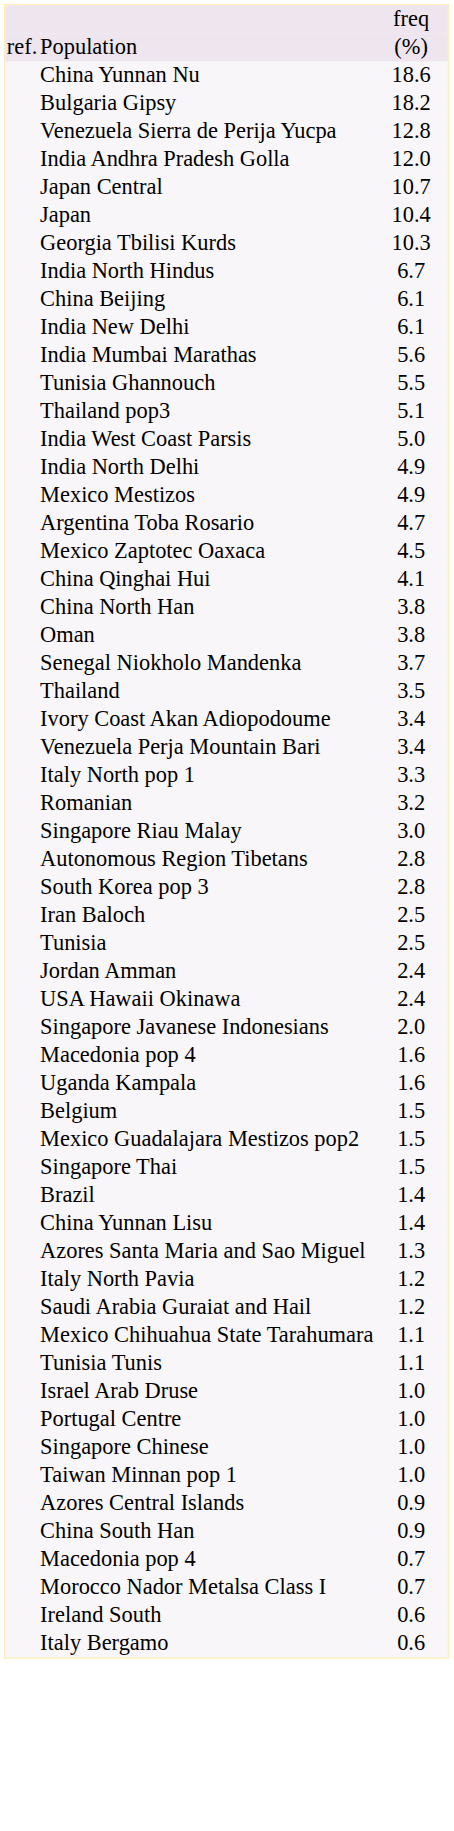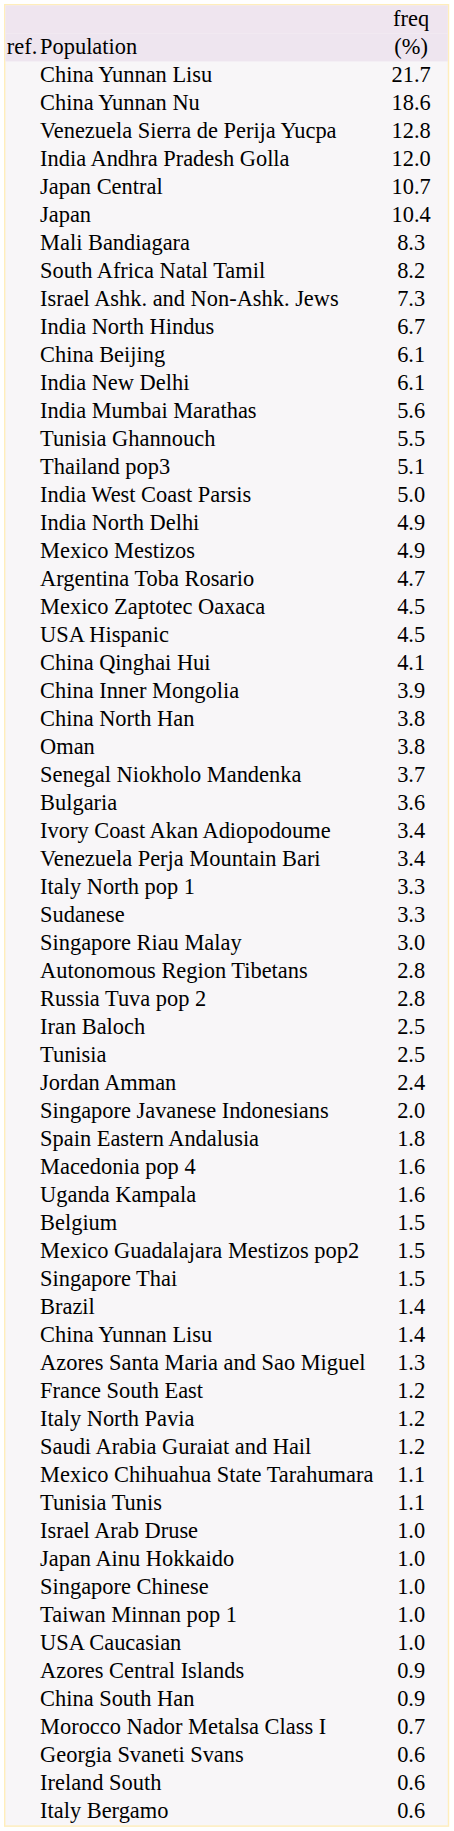+ row: (126, 75)
- row: (108, 103)
- row: (138, 243)
+ row: (115, 243)
+ row: (153, 271)
+ row: (189, 299)
+ row: (104, 635)
+ row: (140, 691)
+ row: (79, 803)
- row: (80, 691)
+ row: (82, 915)
- row: (86, 803)
+ row: (123, 999)
- row: (124, 887)
- row: (140, 999)
+ row: (150, 1139)
+ row: (122, 1391)
+ row: (137, 1559)
- row: (111, 1419)
+ row: (111, 1643)
- row: (118, 1559)
+ row: (142, 1755)
